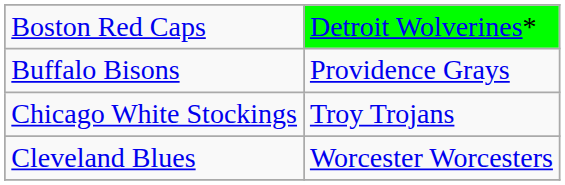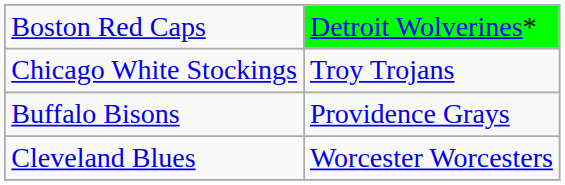rows swapped: (95, 70) <-> (154, 114)
